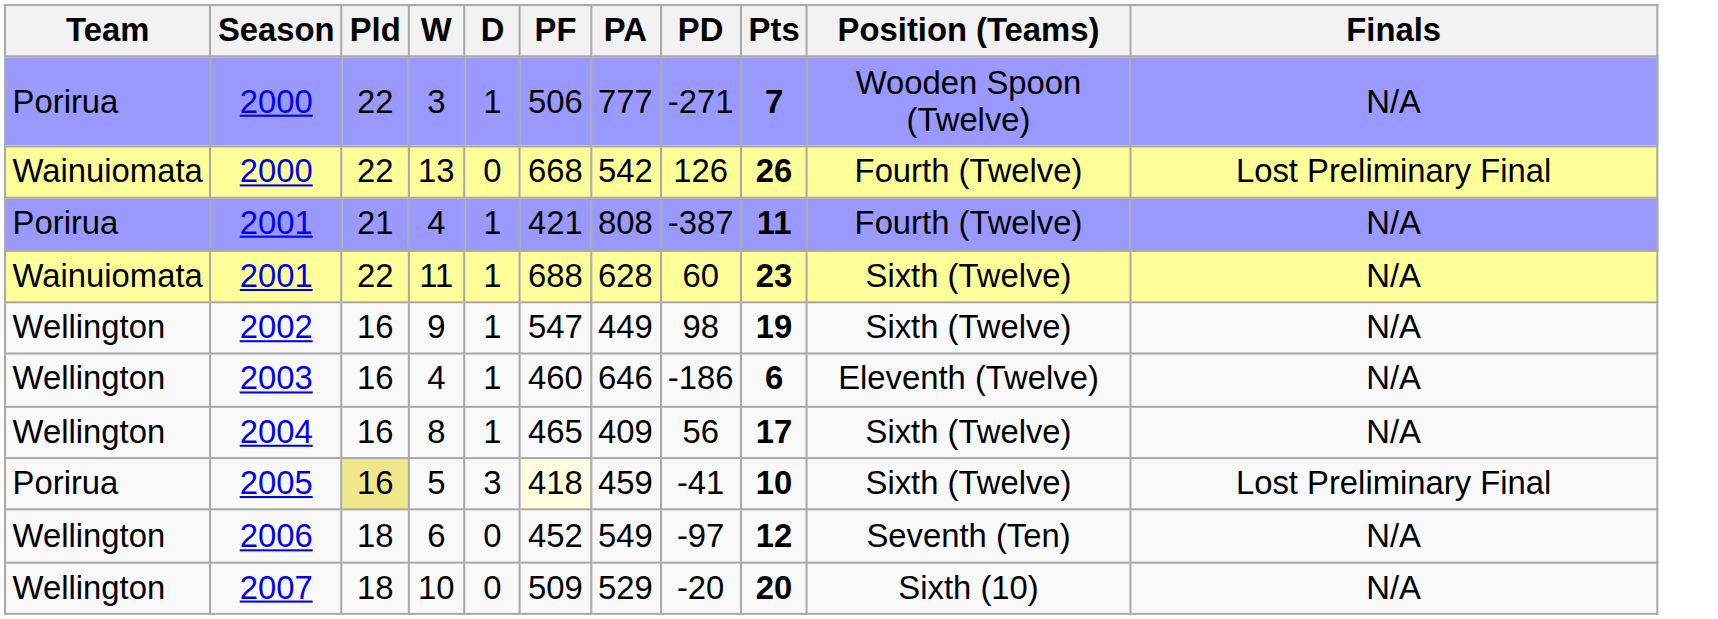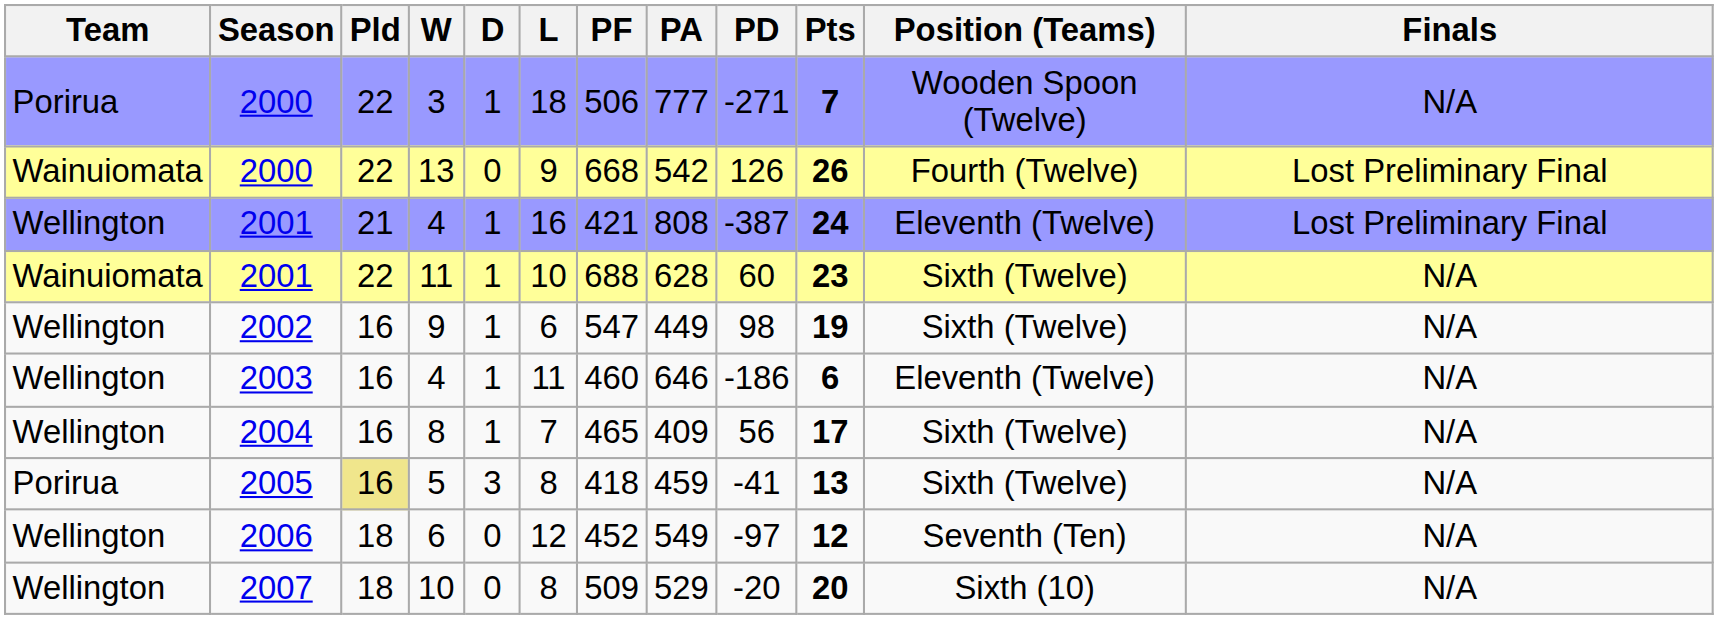+ column: (549, 30)
(65, 223) Porirua -> (89, 223) Wellington
(774, 223) 11 -> (830, 223) 24
(969, 223) Fourth (Twelve) -> (1025, 223) Eleventh (Twelve)
(1394, 223) N/A -> (1450, 223) Lost Preliminary Final
(555, 483) lightyellow background -> (612, 483) no background
(774, 483) 10 -> (830, 483) 13
(1394, 483) Lost Preliminary Final -> (1450, 483) N/A
